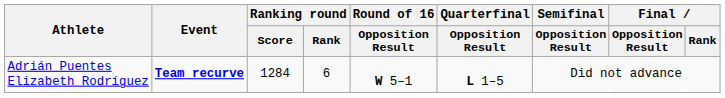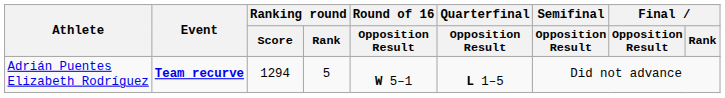(275, 74) 1284 -> (275, 74) 1294
(326, 74) 6 -> (326, 74) 5
